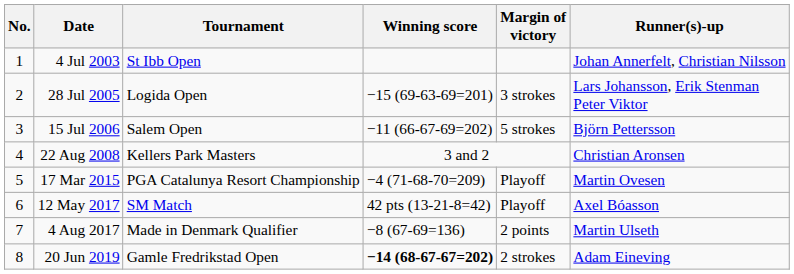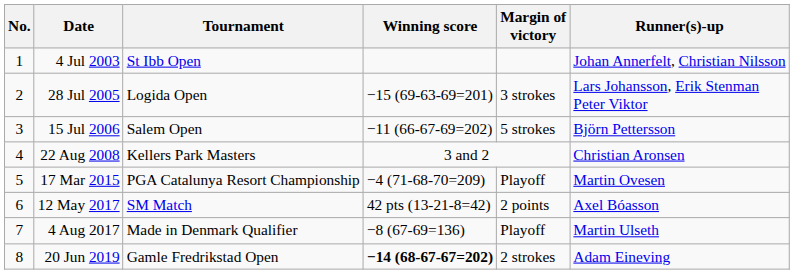(523, 205) Playoff -> (525, 205) 2 points
(525, 230) 2 points -> (523, 230) Playoff
